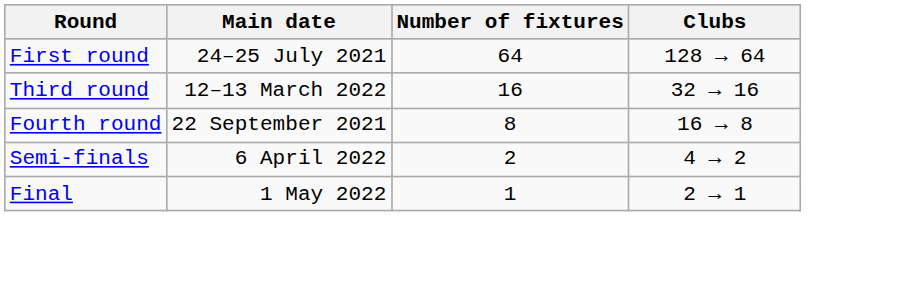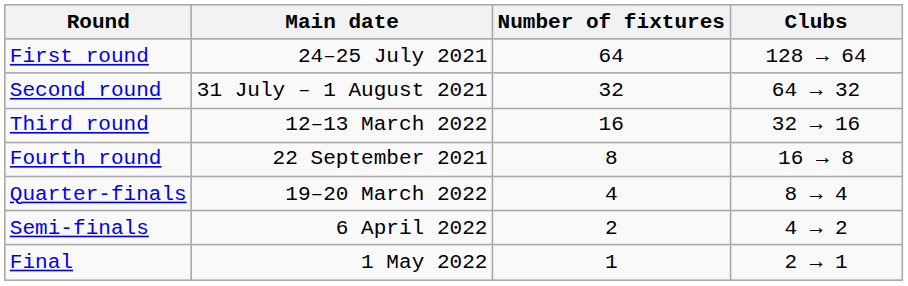+ row: (86, 91)
+ row: (98, 194)
